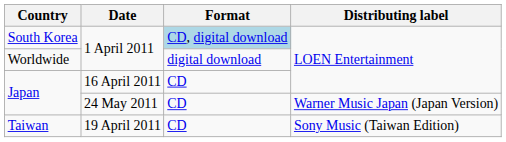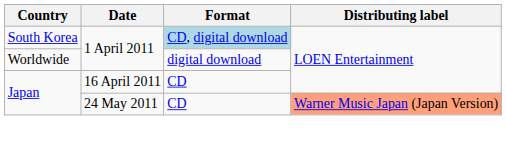(396, 103) no background -> (396, 103) lightsalmon background
- row: (28, 125)
